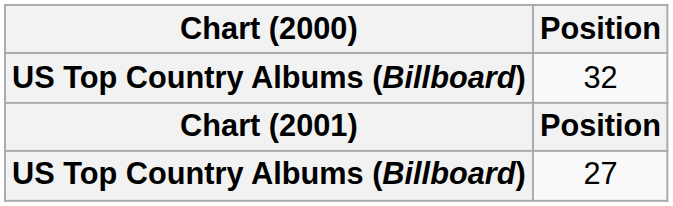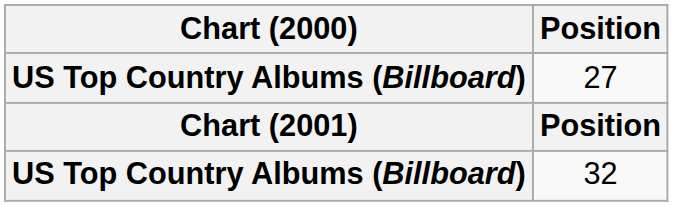rows swapped: (600, 77) <-> (600, 175)
